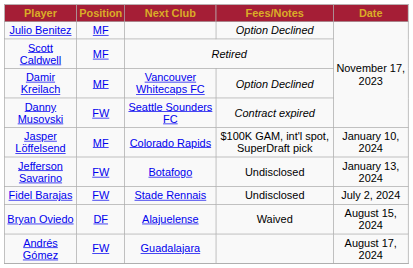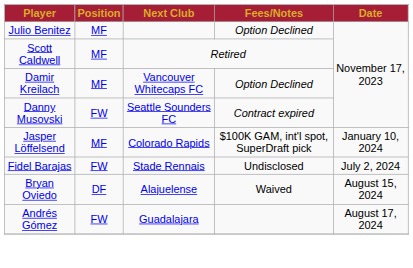- row: (40, 172)
